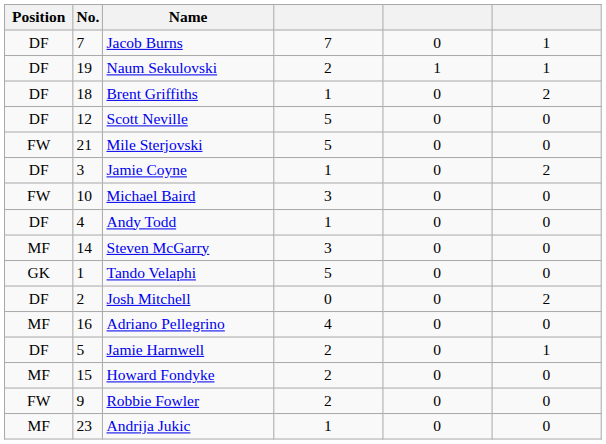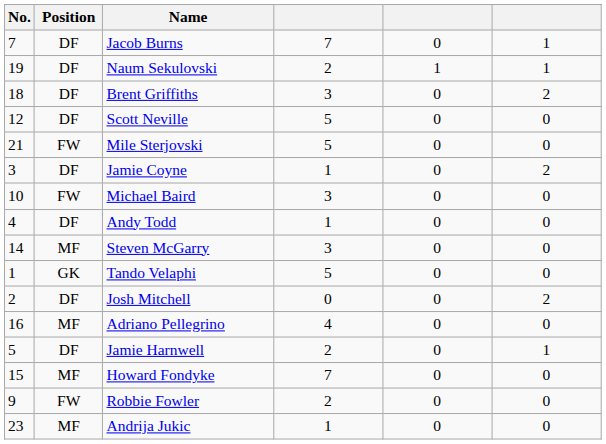columns swapped: (88, 17) <-> (39, 17)
(328, 94) 1 -> (328, 94) 3
(328, 375) 2 -> (328, 375) 7
